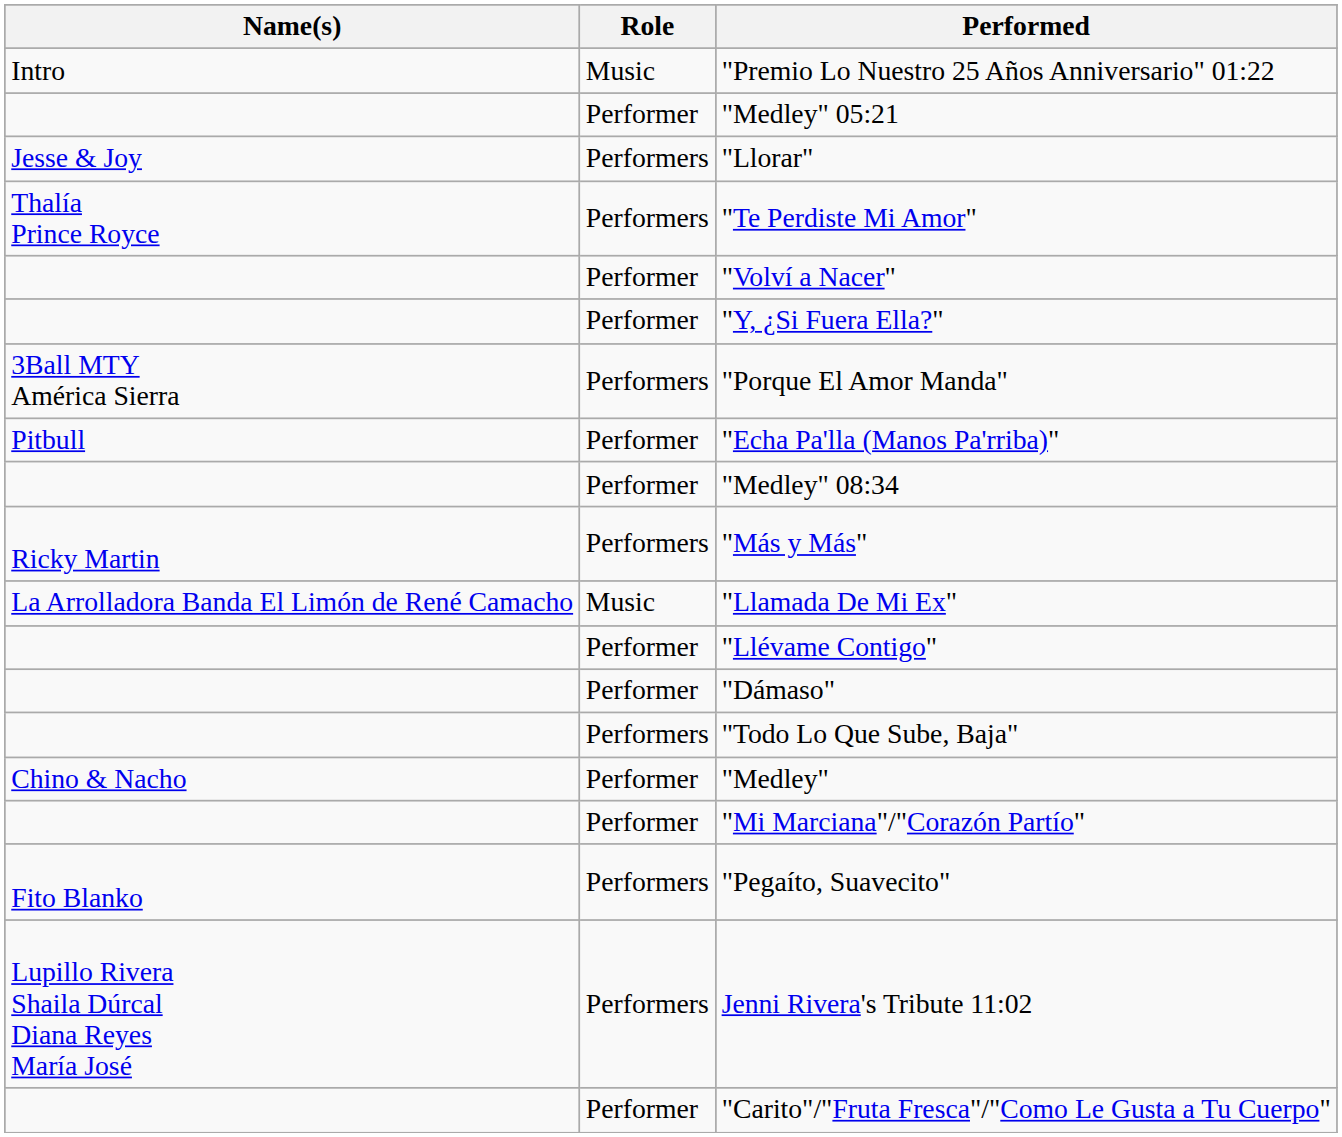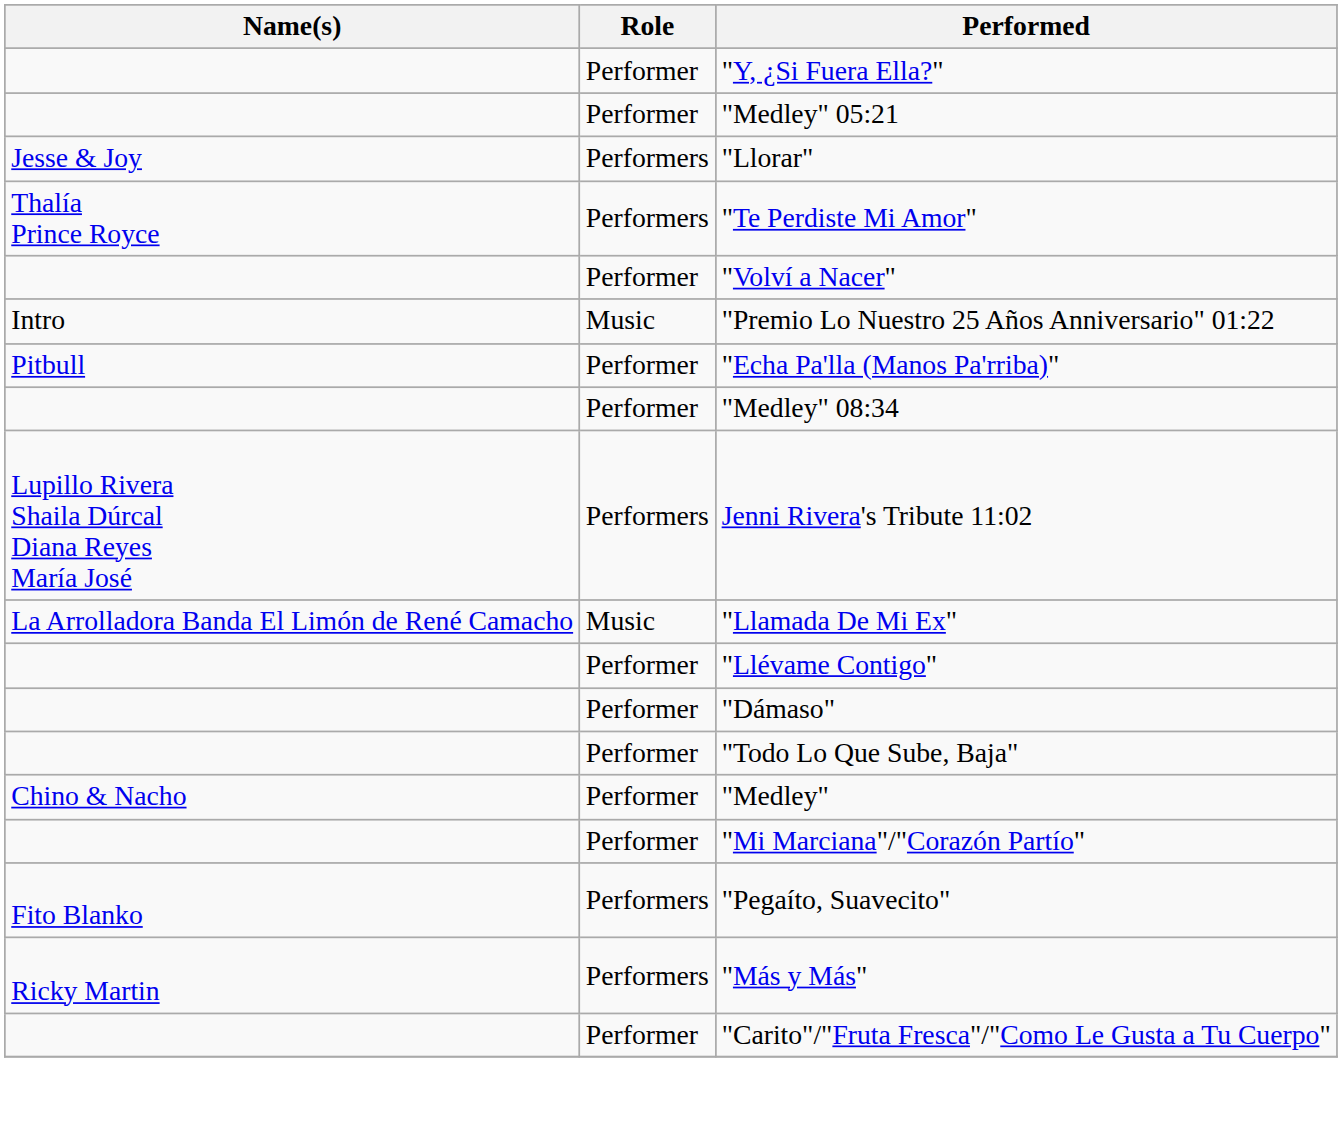rows swapped: (998, 70) <-> (833, 320)
- row: (865, 380)
rows swapped: (794, 543) <-> (877, 1003)
(647, 734) Performers -> (642, 752) Performer
